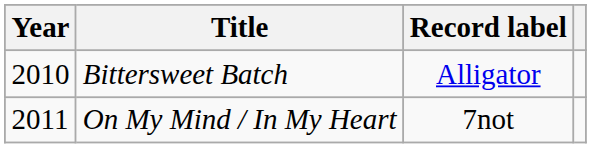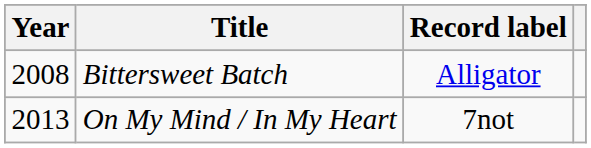(41, 73) 2010 -> (41, 73) 2008
(40, 119) 2011 -> (41, 119) 2013
